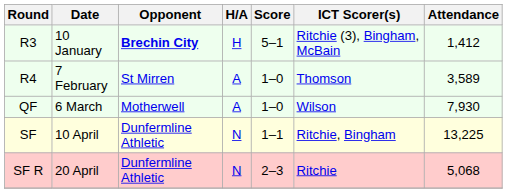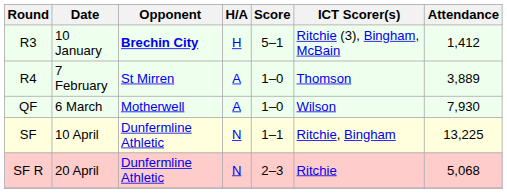(463, 78) 3,589 -> (463, 78) 3,889
